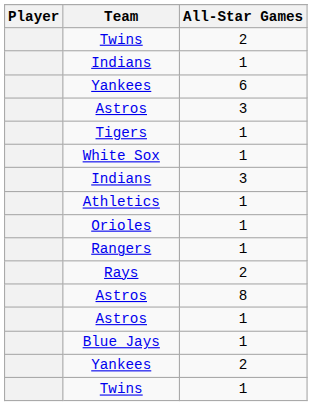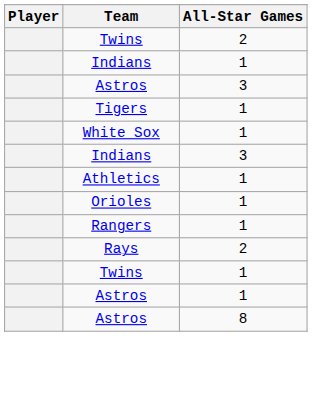- row: (121, 86)
rows swapped: (121, 389) <-> (121, 296)
- row: (121, 342)
- row: (121, 366)
